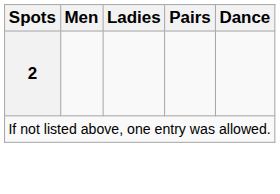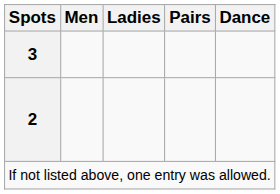+ row: (32, 54)
